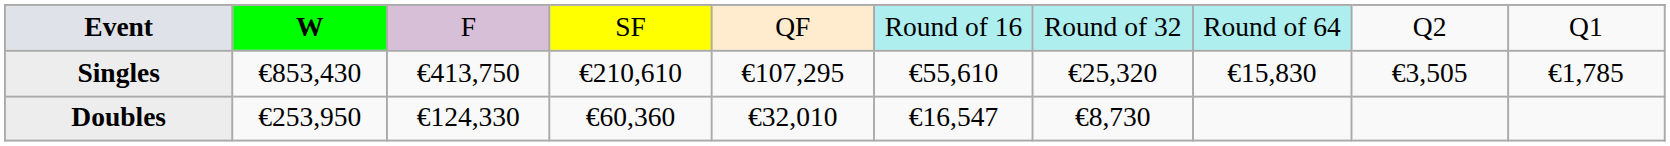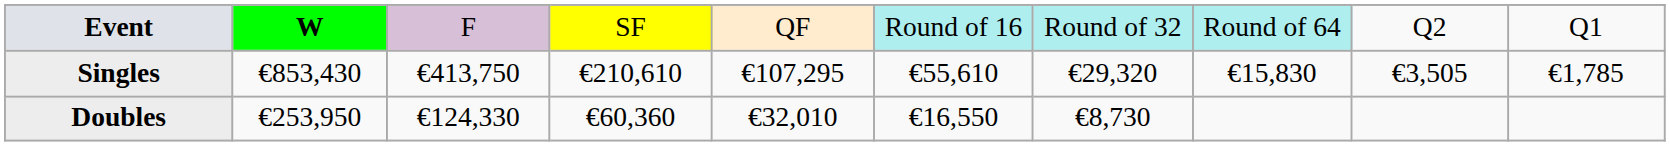(1113, 72) €25,320 -> (1113, 72) €29,320
(953, 118) €16,547 -> (953, 118) €16,550
